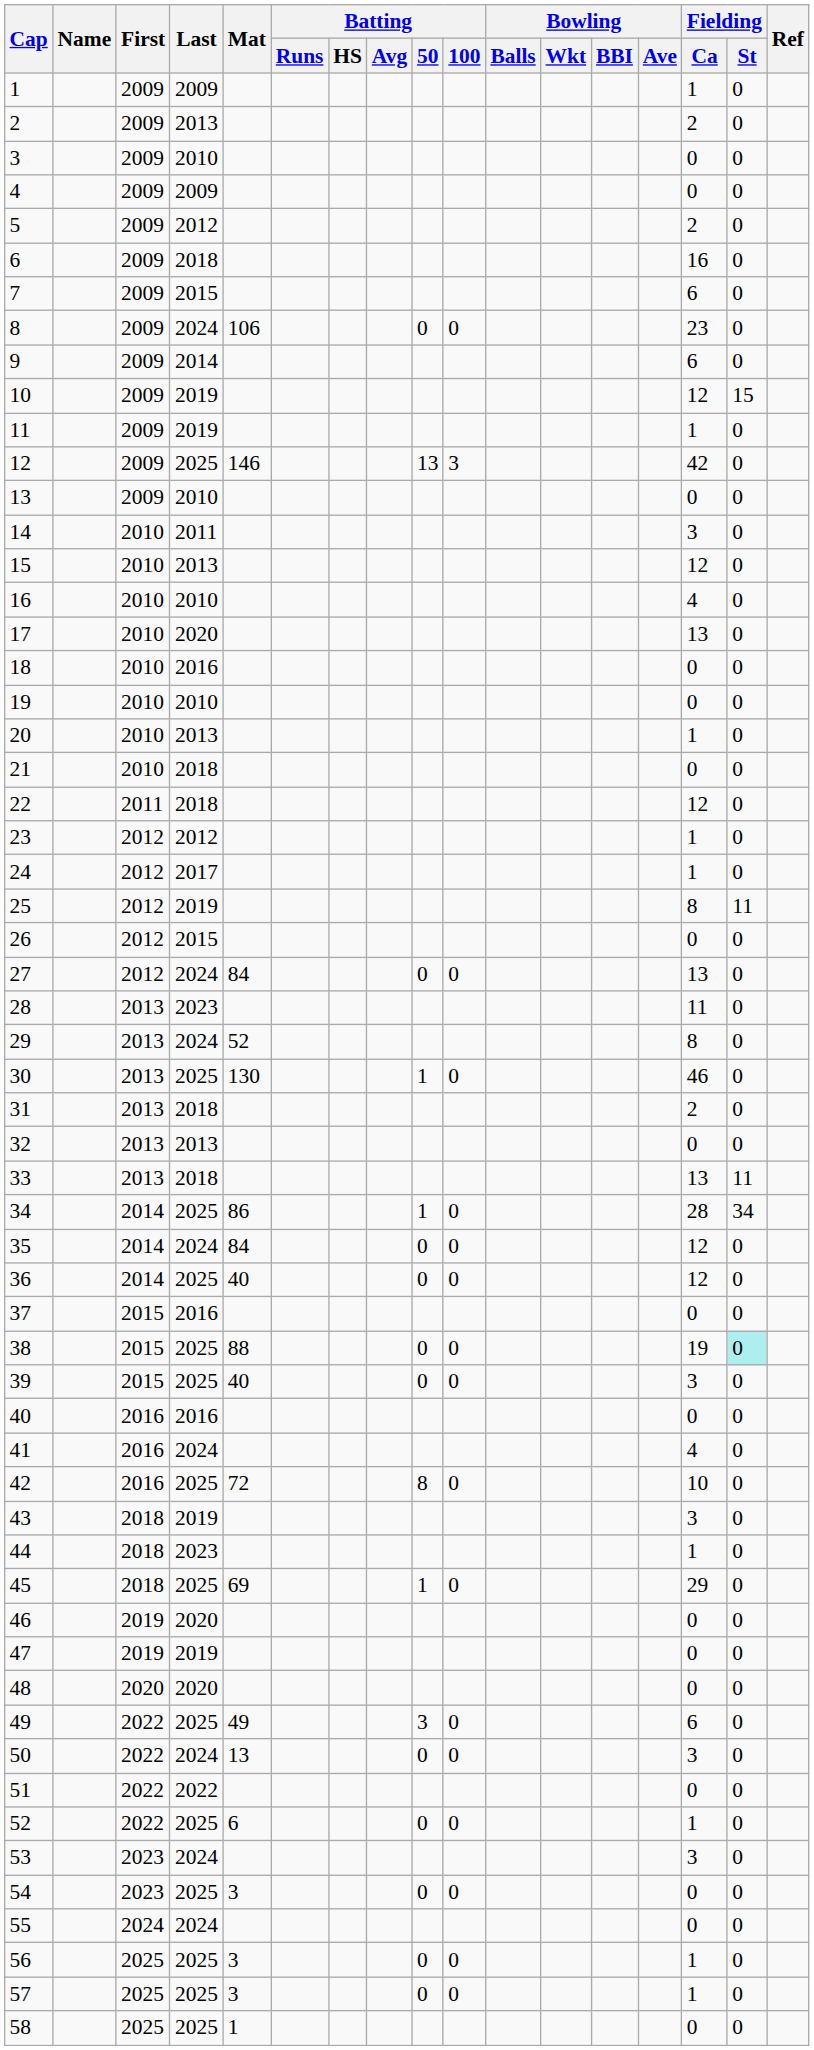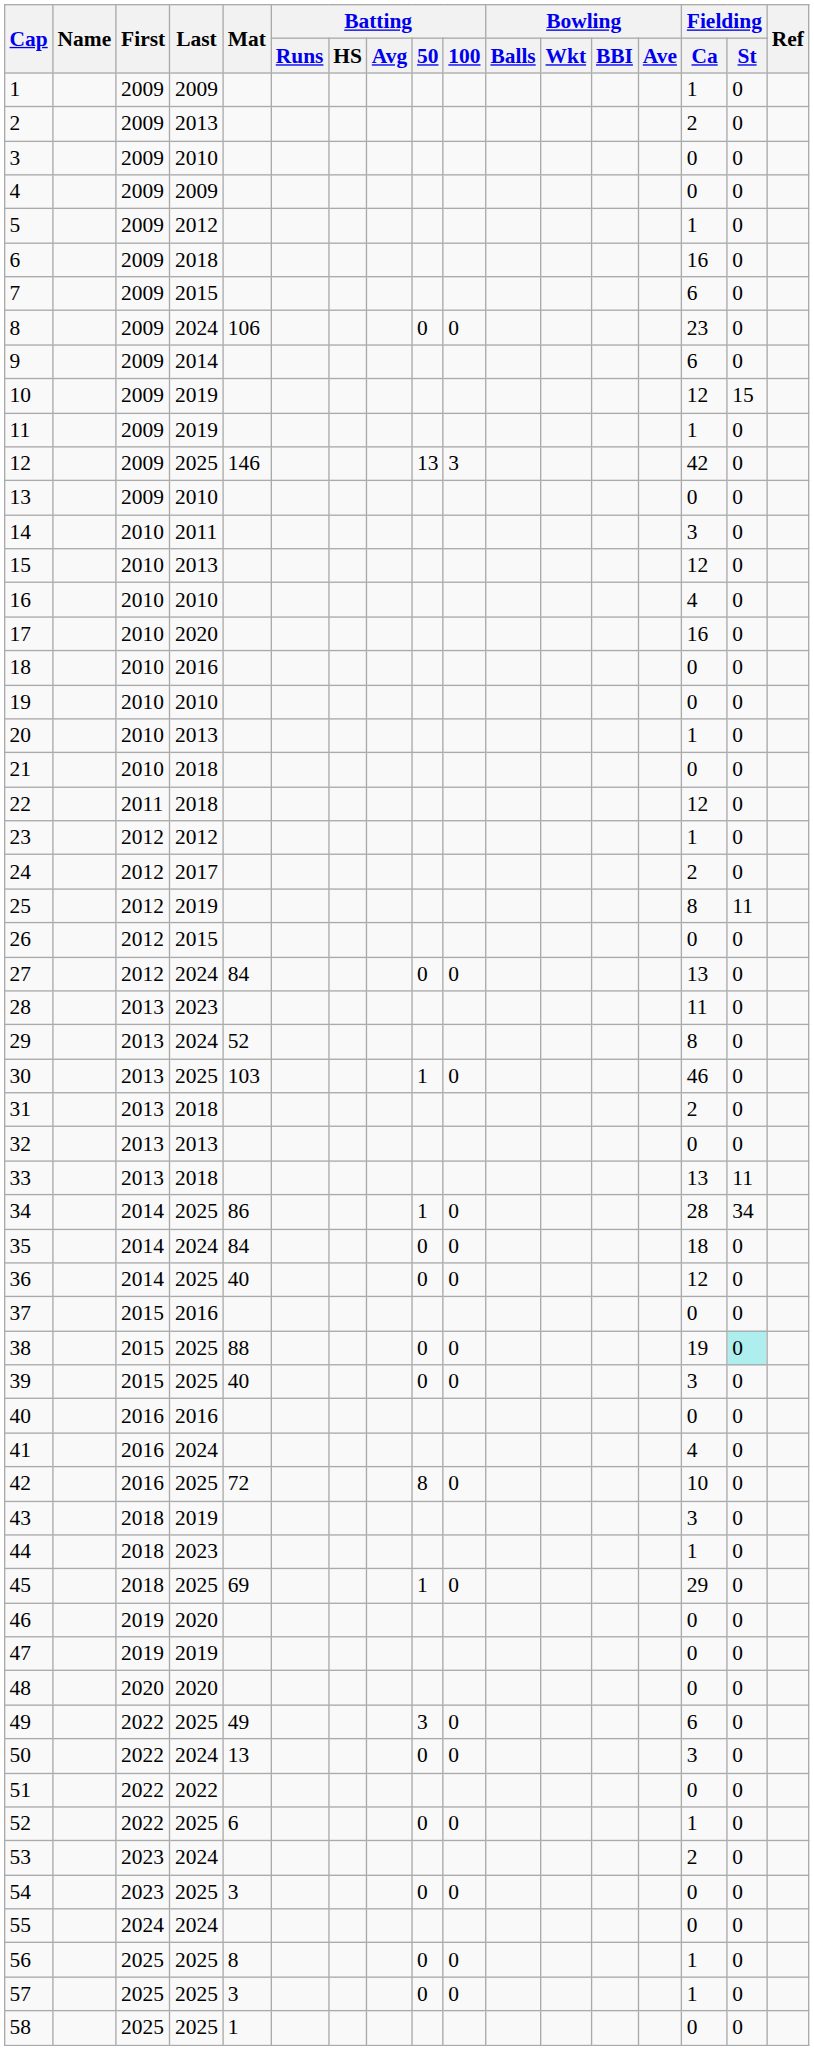(692, 225) 2 -> (692, 225) 1
(698, 633) 13 -> (698, 633) 16
(692, 871) 1 -> (692, 871) 2
(244, 1075) 130 -> (244, 1075) 103
(698, 1245) 12 -> (698, 1245) 18
(692, 1857) 3 -> (692, 1857) 2
(233, 1959) 3 -> (233, 1959) 8
